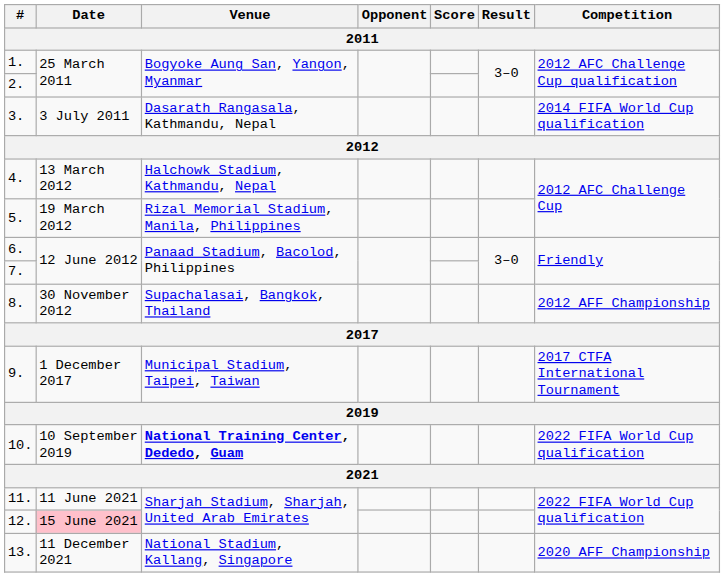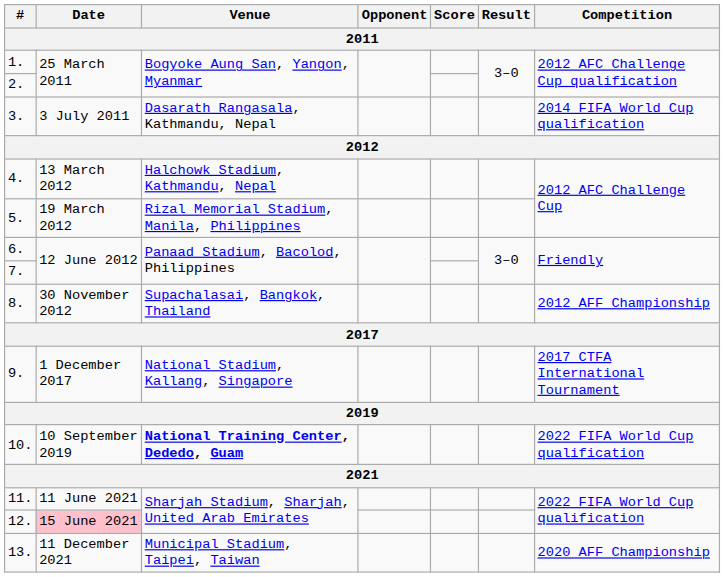(219, 374) Municipal Stadium, Taipei, Taiwan -> (219, 374) National Stadium, Kallang, Singapore
(219, 553) National Stadium, Kallang, Singapore -> (219, 553) Municipal Stadium, Taipei, Taiwan
